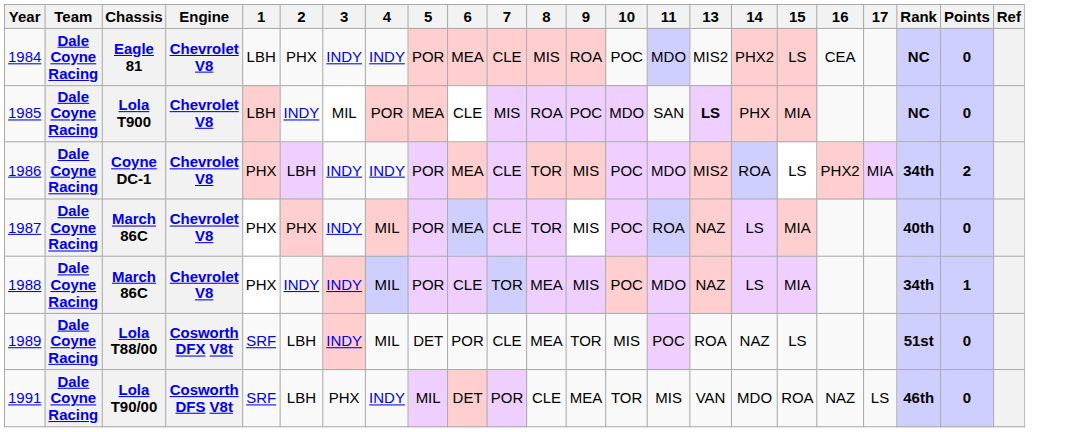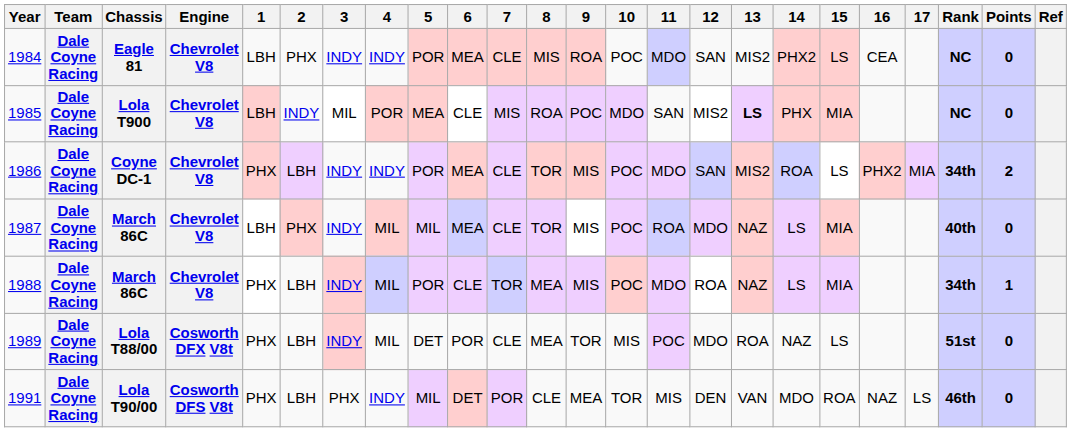+ column: (711, 17)
(261, 228) PHX -> (261, 228) LBH
(428, 228) POR -> (428, 228) MIL
(301, 285) INDY -> (301, 285) LBH
(261, 342) SRF -> (261, 342) PHX
(261, 399) SRF -> (261, 399) PHX
